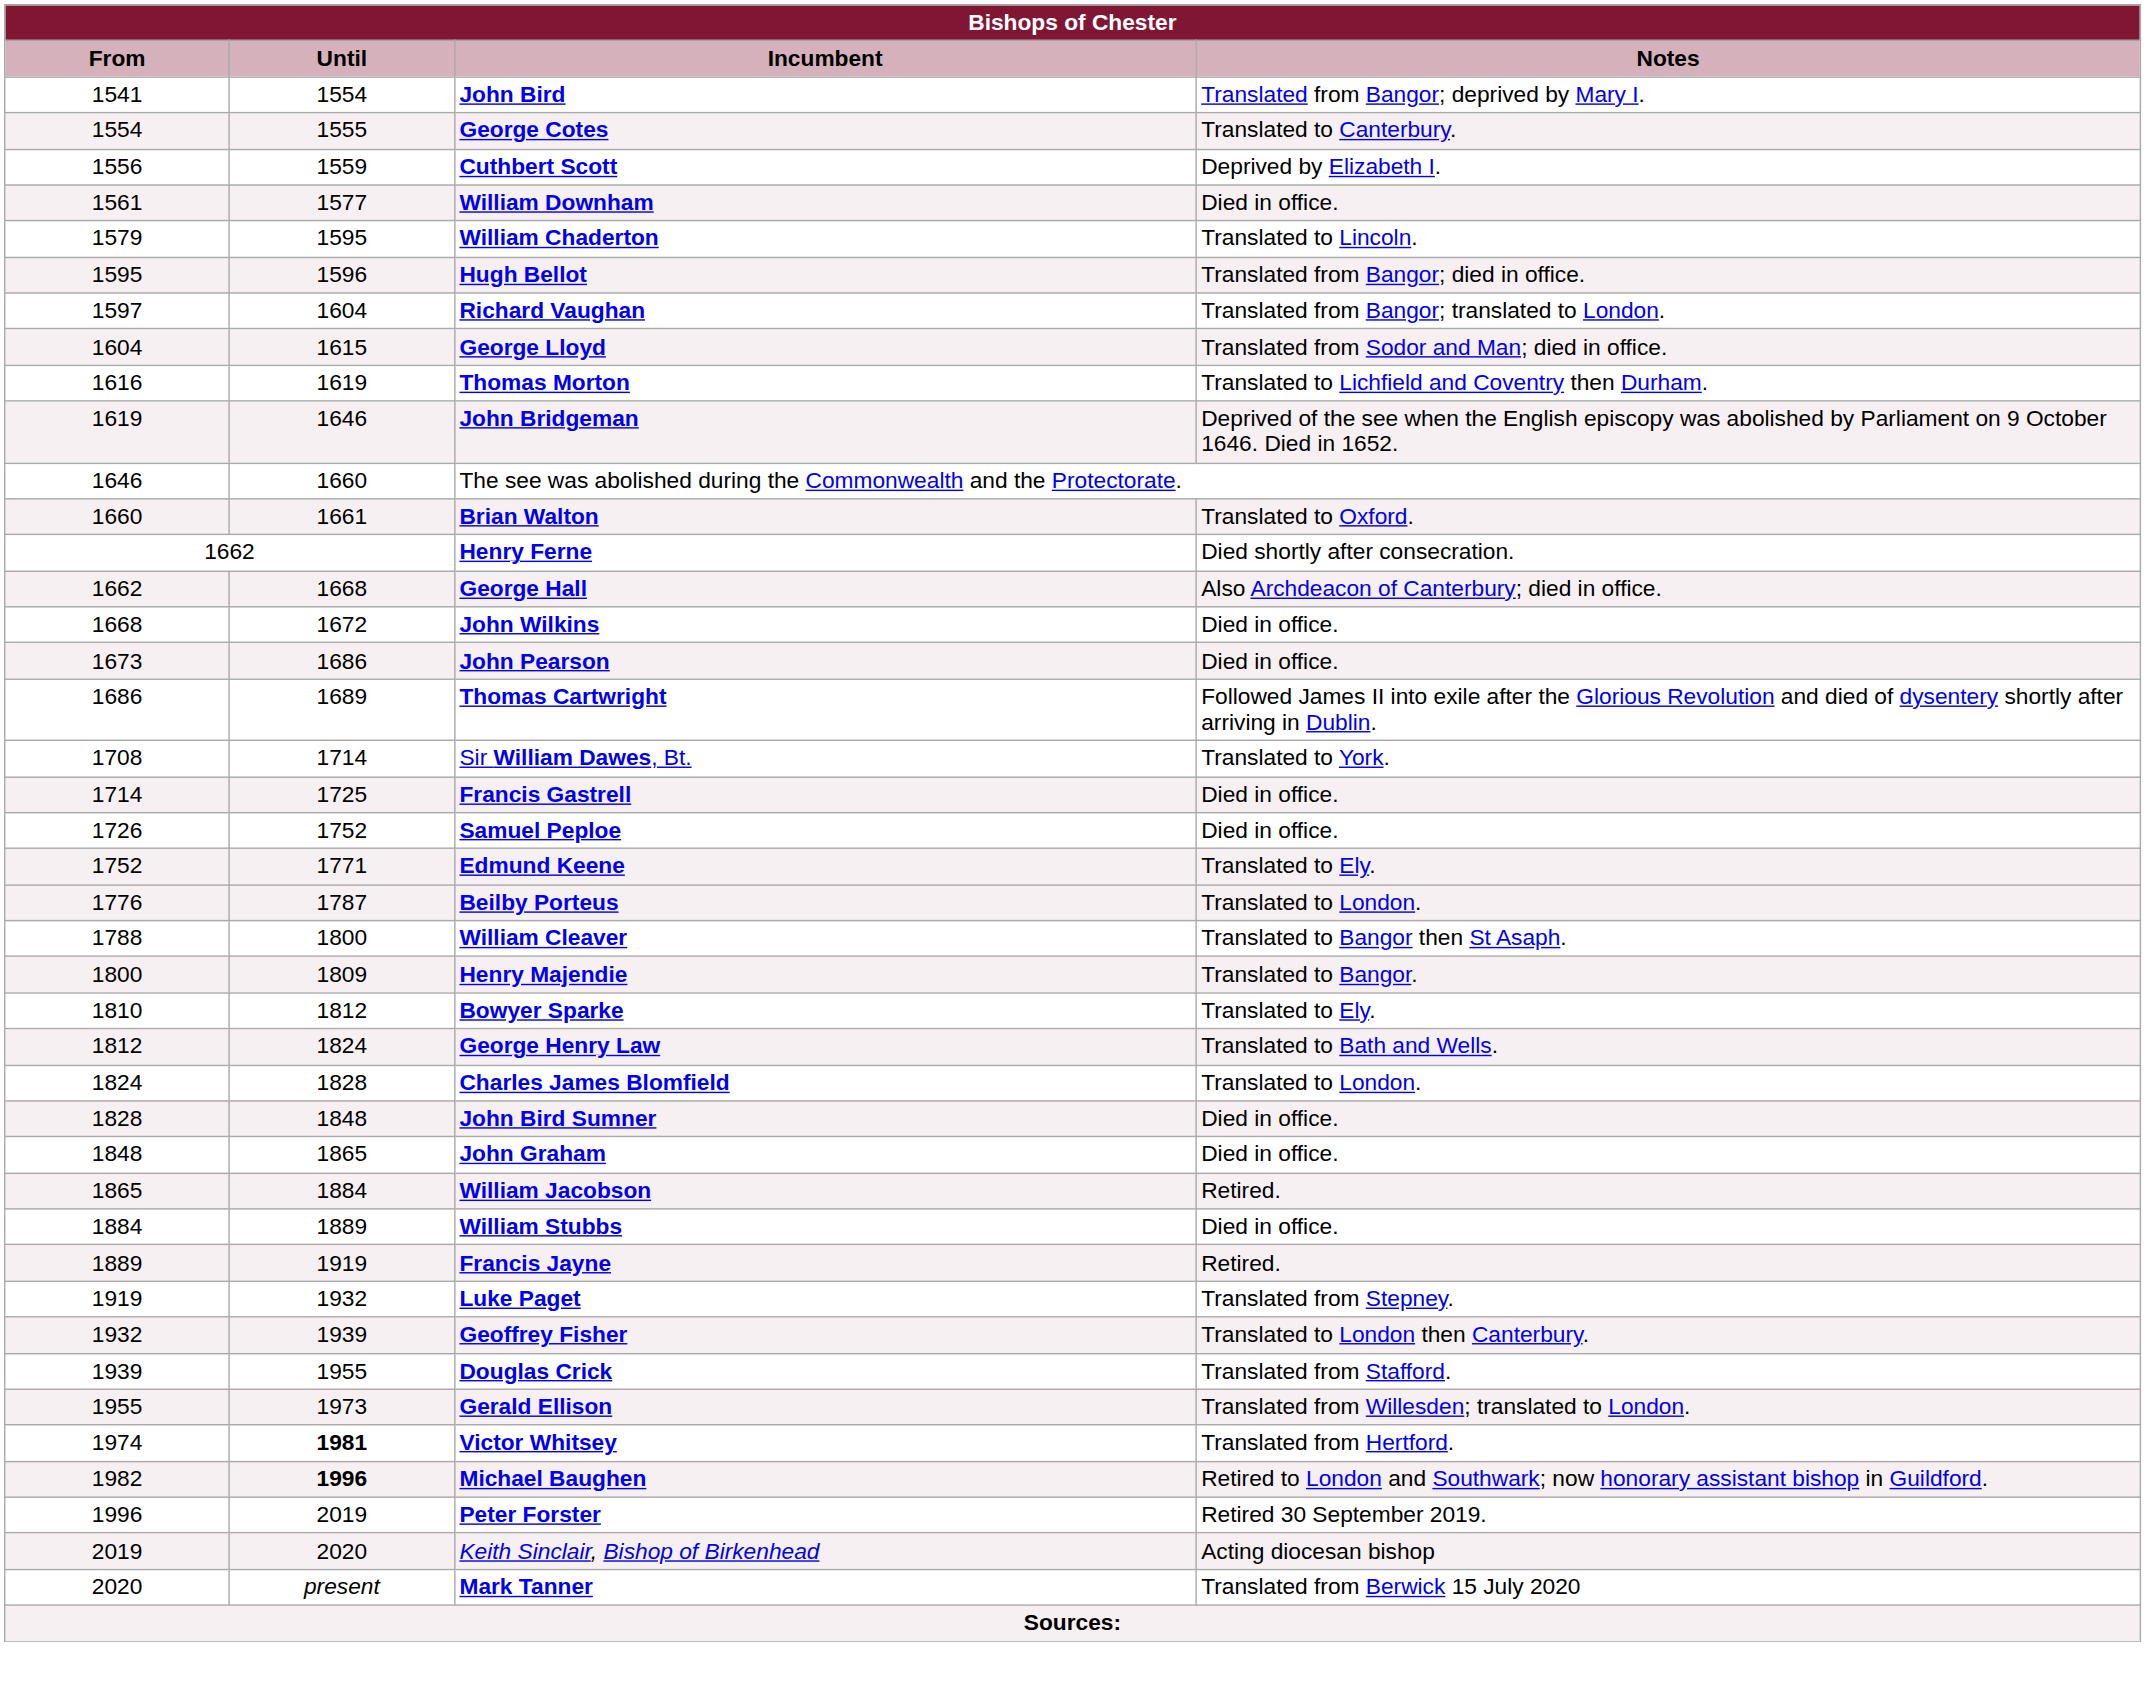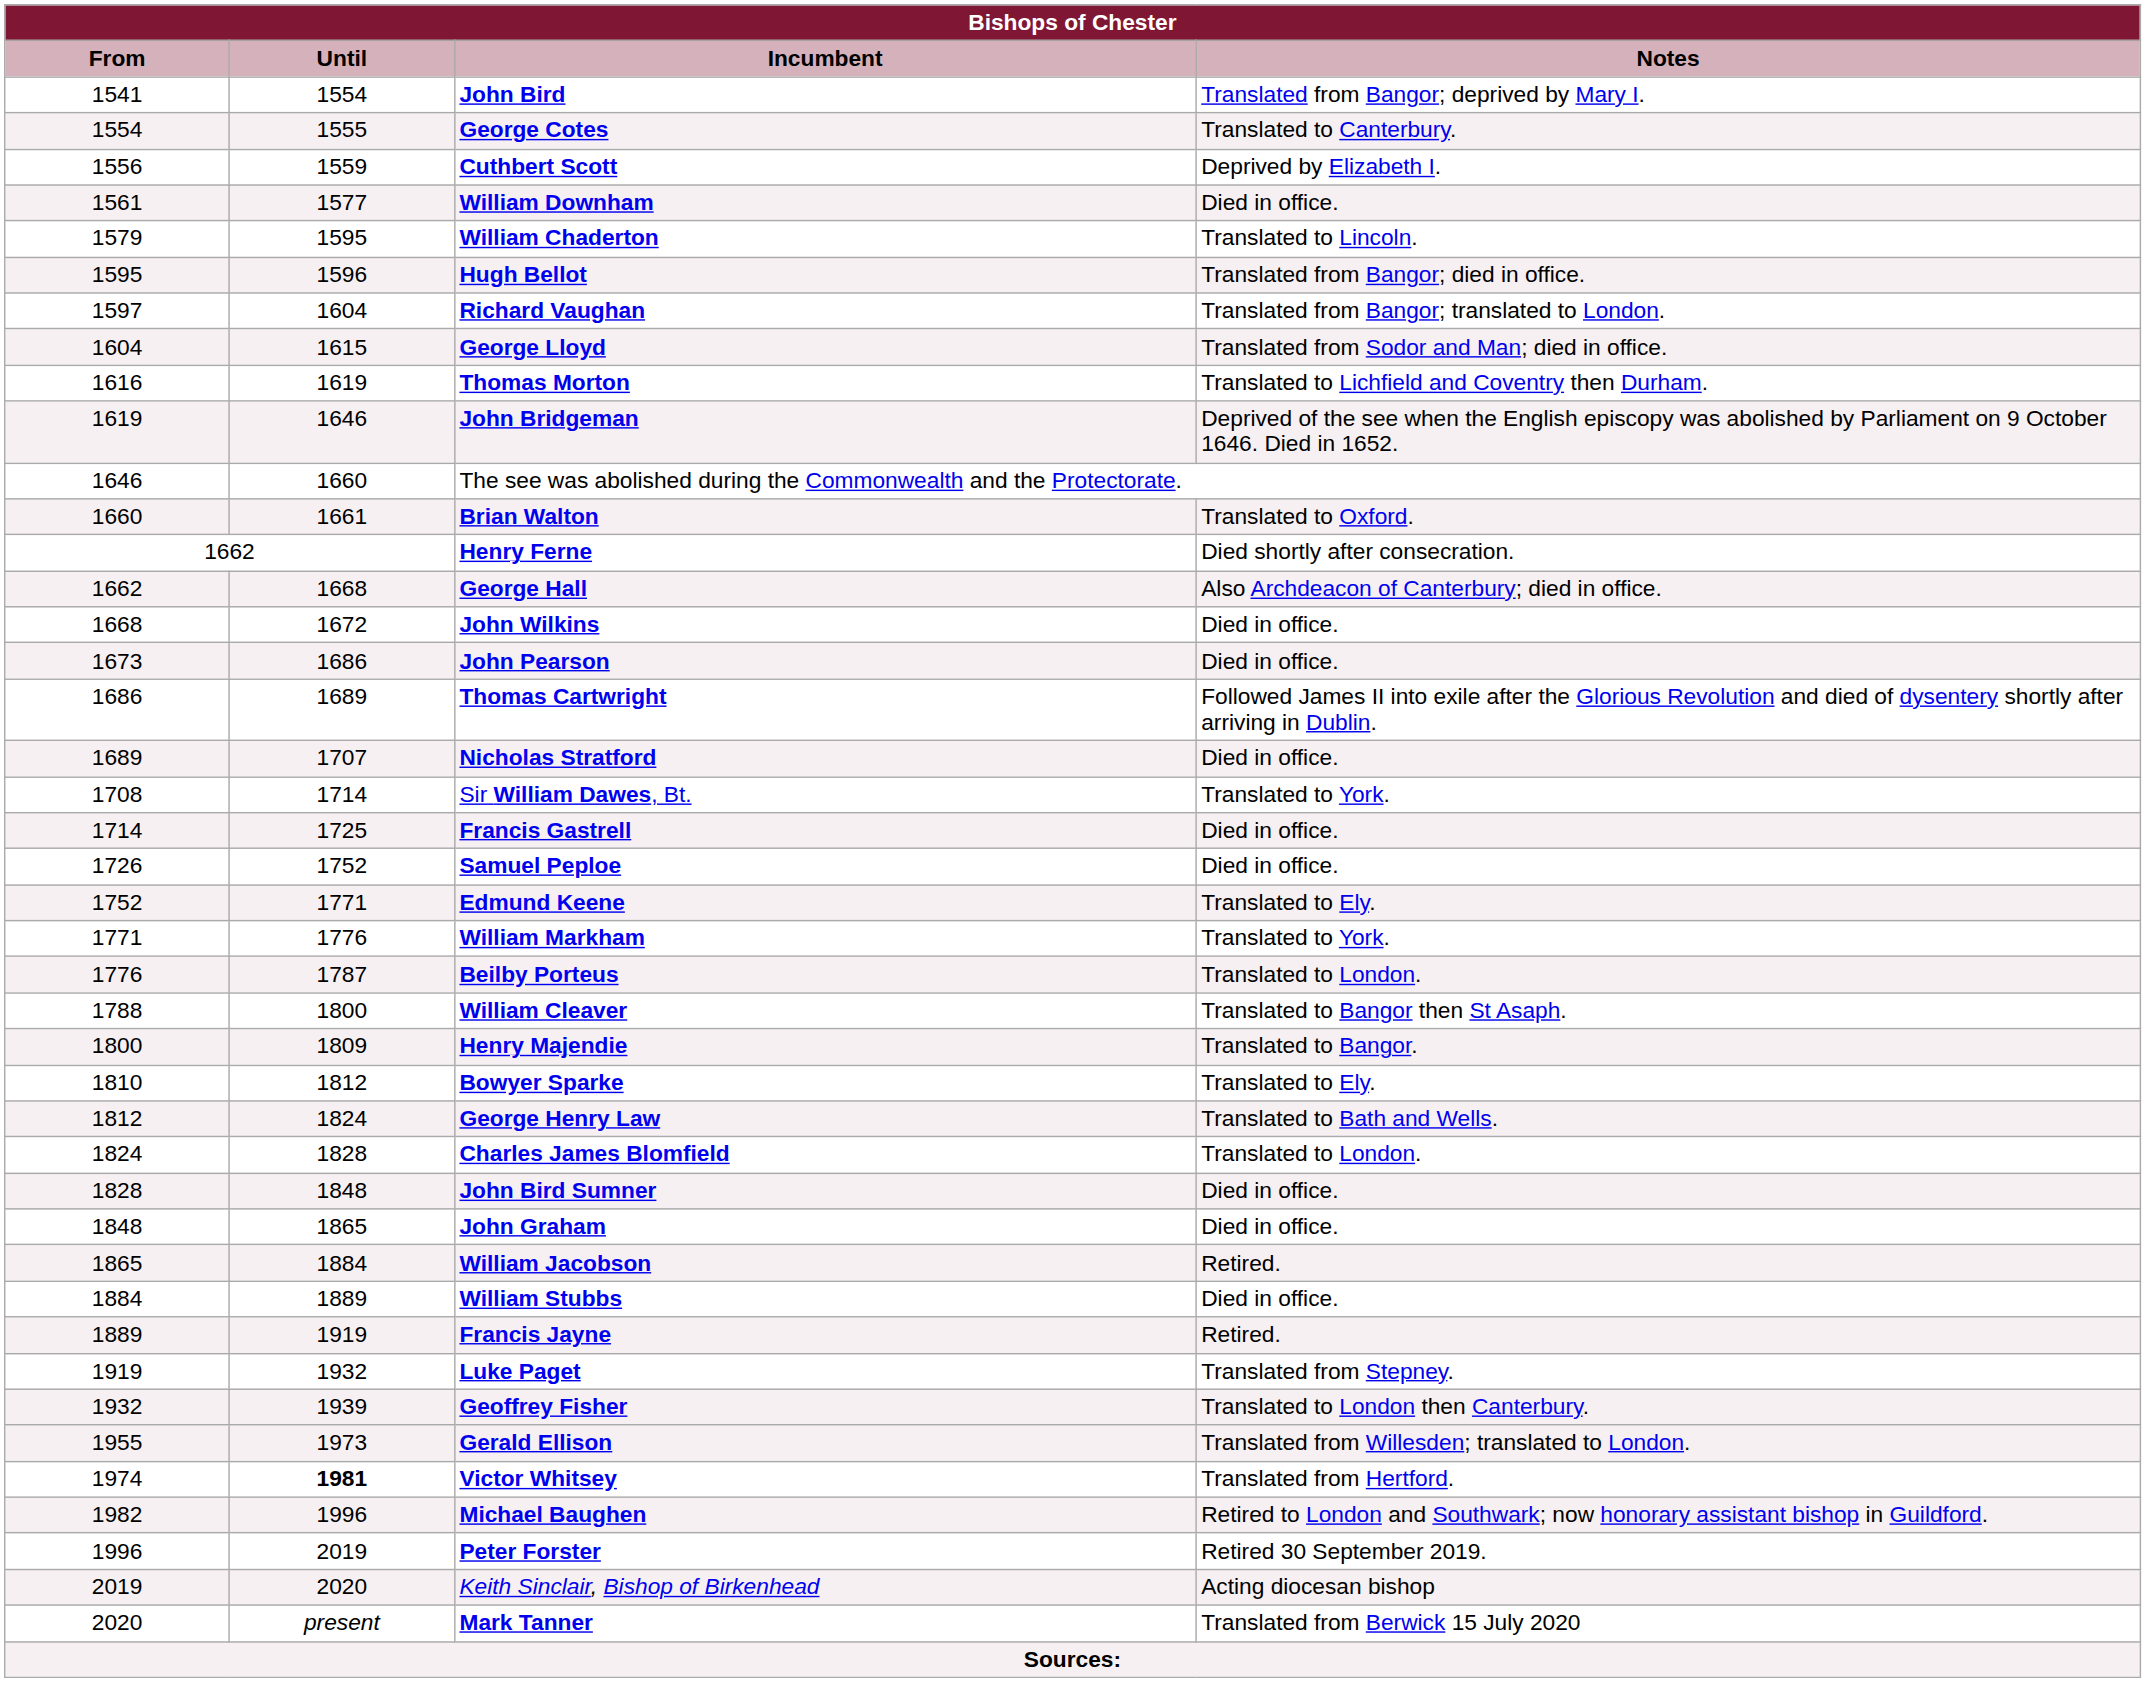+ row: (558, 758)
+ row: (552, 938)
- row: (536, 1370)
(342, 1478) bold -> (342, 1514) normal
